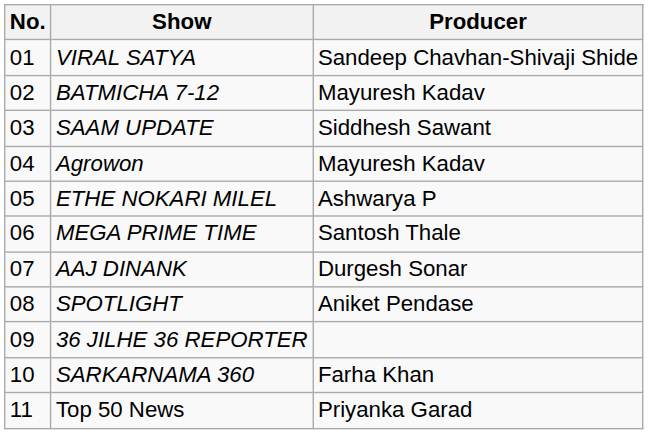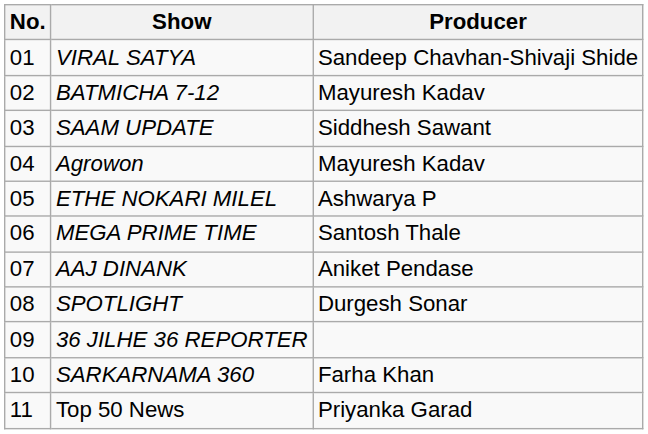(393, 269) Durgesh Sonar -> (396, 269) Aniket Pendase
(396, 304) Aniket Pendase -> (393, 304) Durgesh Sonar
